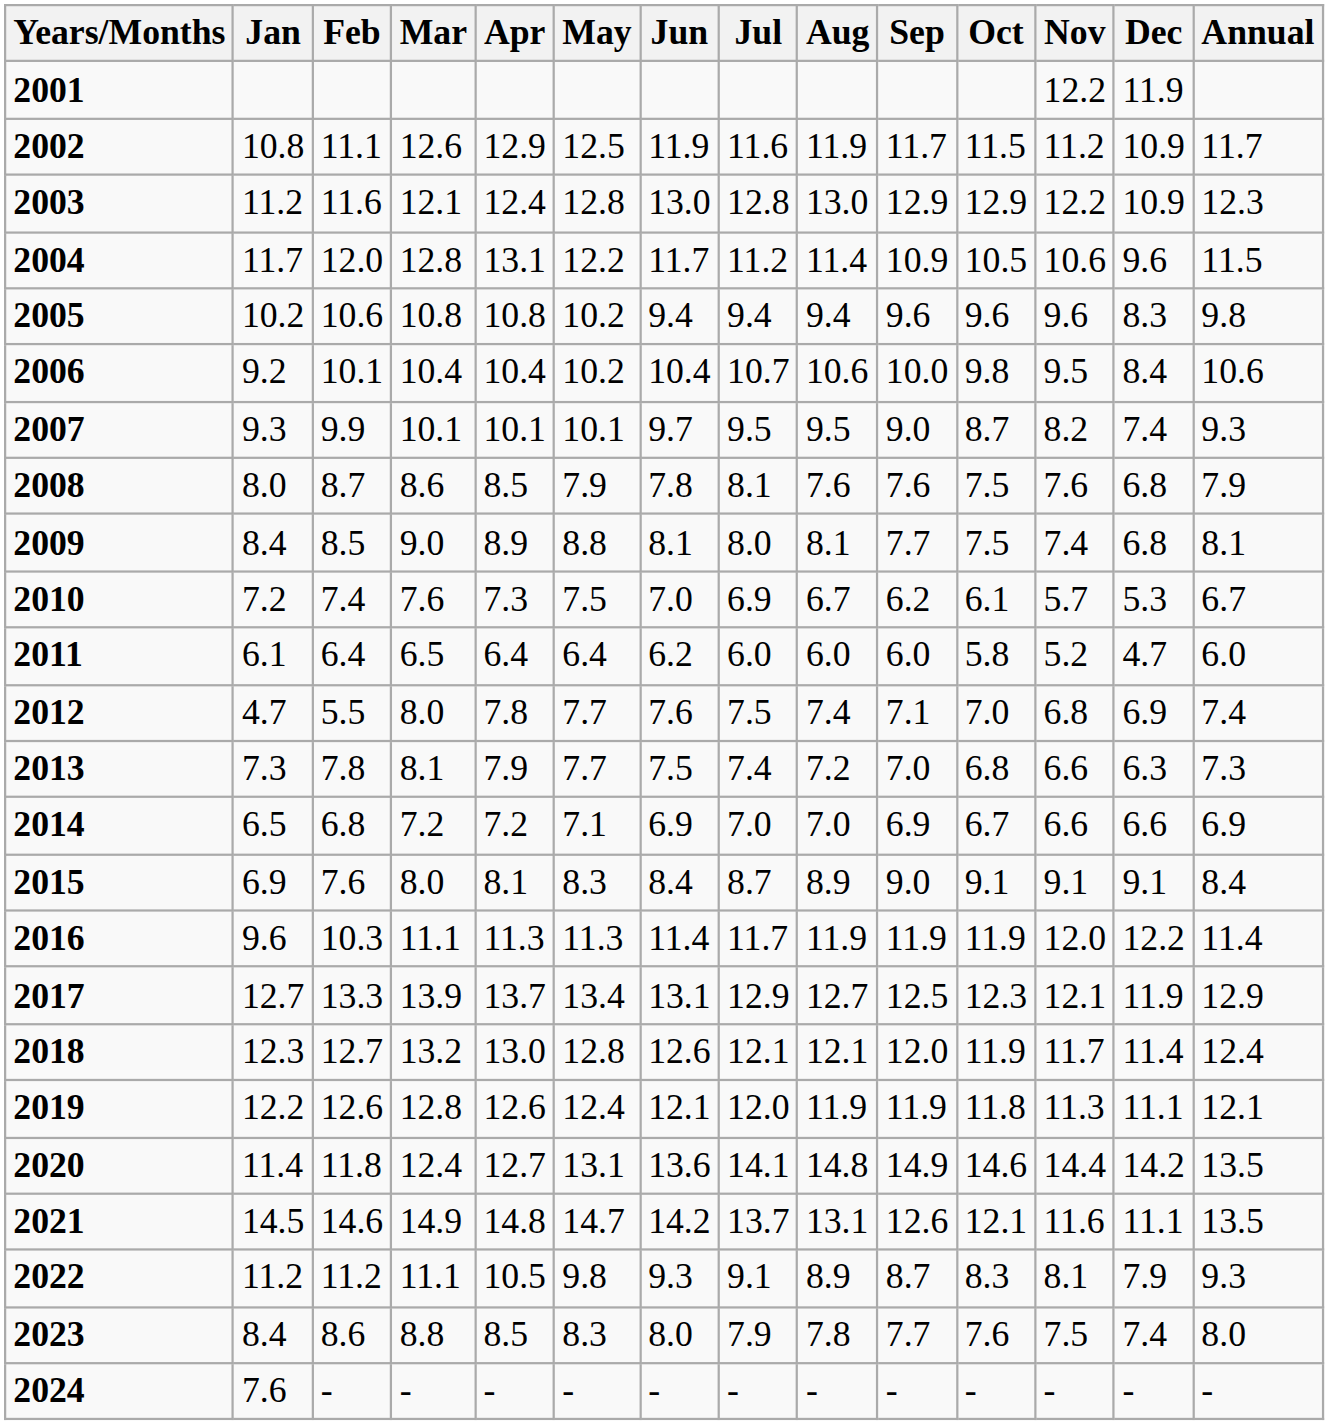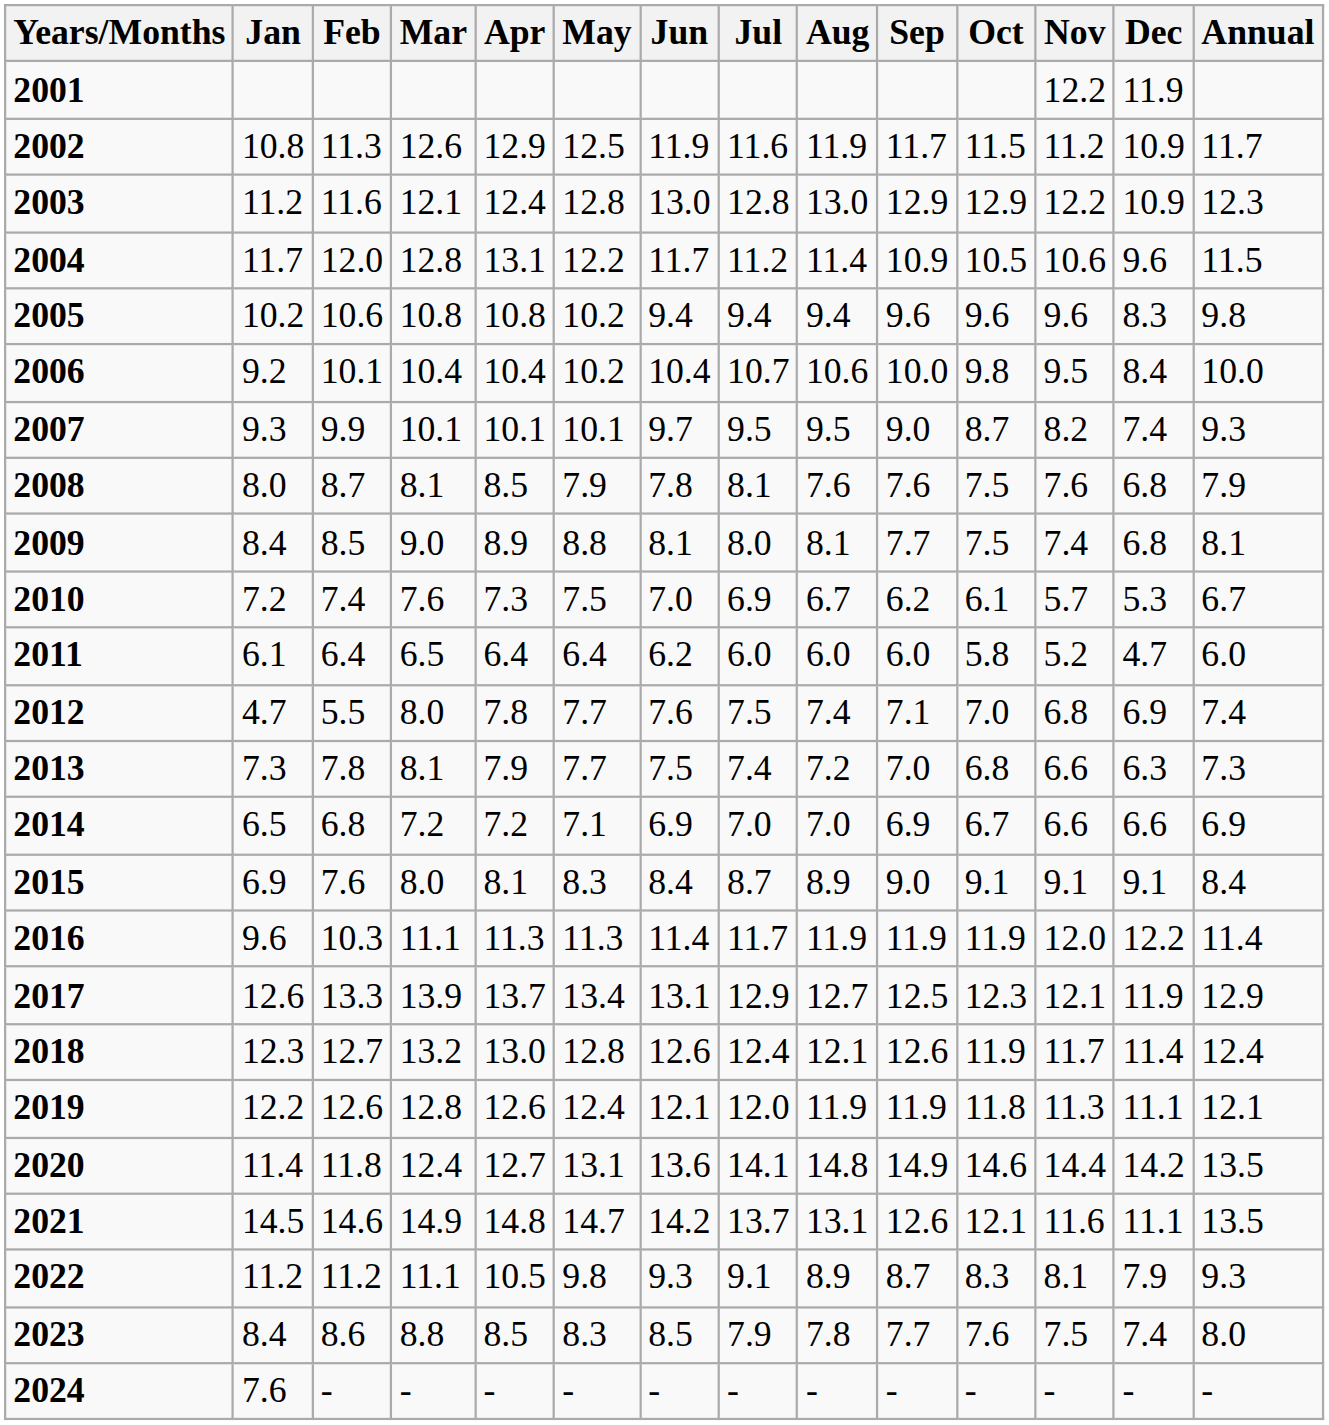(351, 145) 11.1 -> (351, 145) 11.3
(1233, 372) 10.6 -> (1233, 372) 10.0
(422, 485) 8.6 -> (422, 485) 8.1
(273, 994) 12.7 -> (273, 994) 12.6
(758, 1051) 12.1 -> (758, 1051) 12.4
(917, 1051) 12.0 -> (917, 1051) 12.6
(670, 1334) 8.0 -> (670, 1334) 8.5
